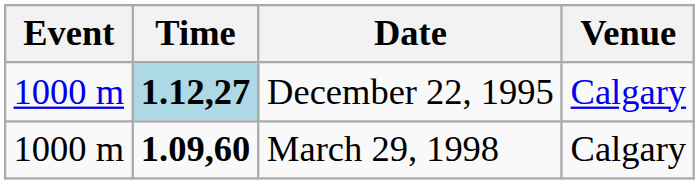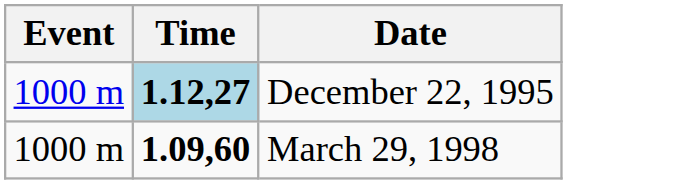- column: (628, 33)
